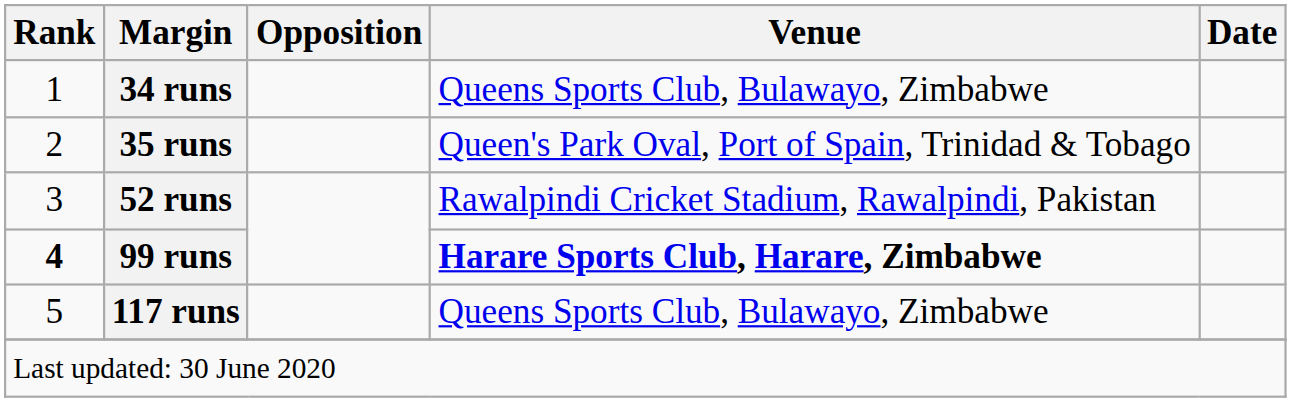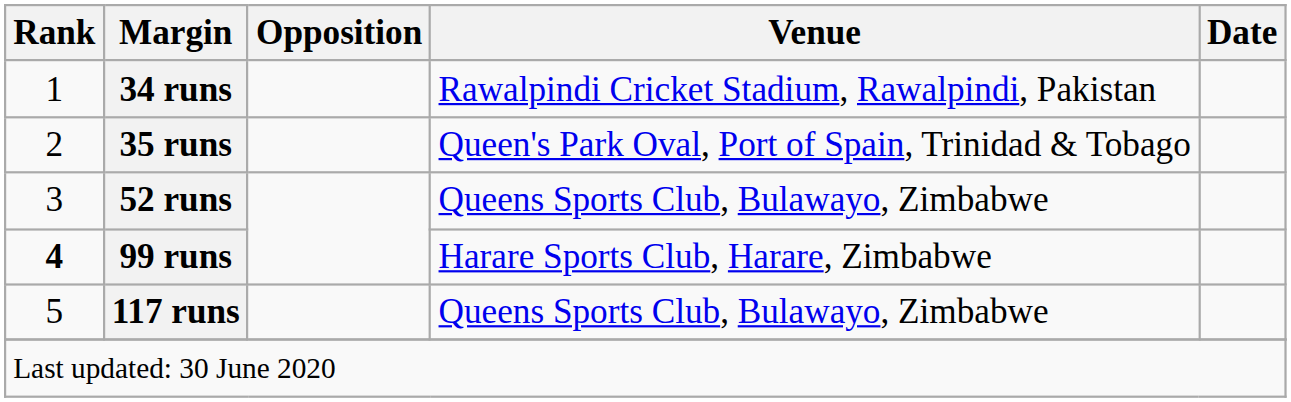(744, 88) Queens Sports Club, Bulawayo, Zimbabwe -> (797, 88) Rawalpindi Cricket Stadium, Rawalpindi, Pakistan
(797, 199) Rawalpindi Cricket Stadium, Rawalpindi, Pakistan -> (744, 199) Queens Sports Club, Bulawayo, Zimbabwe
(740, 255) bold -> (715, 255) normal
